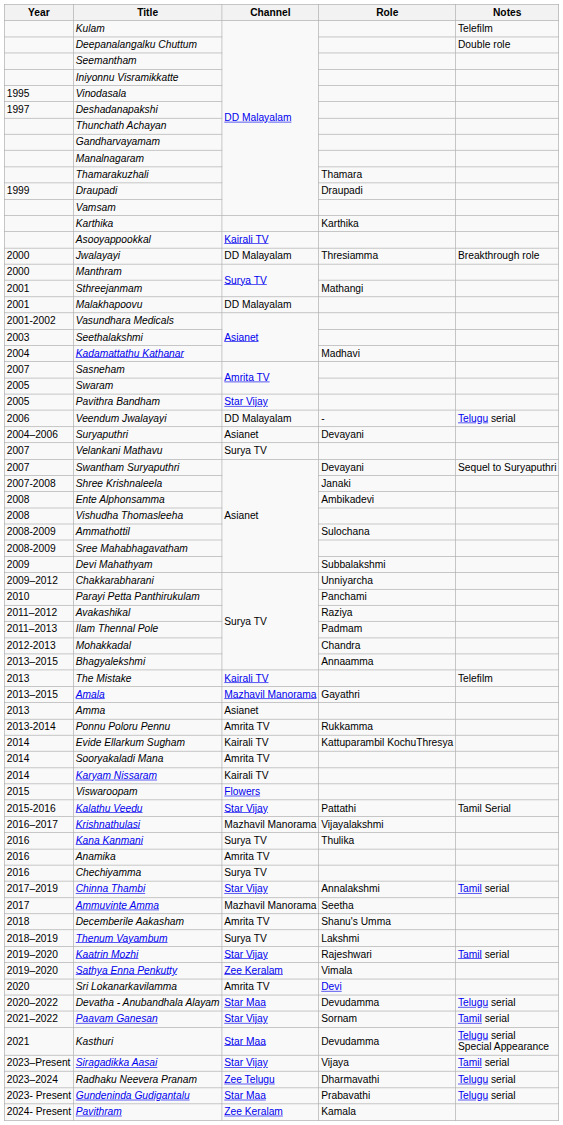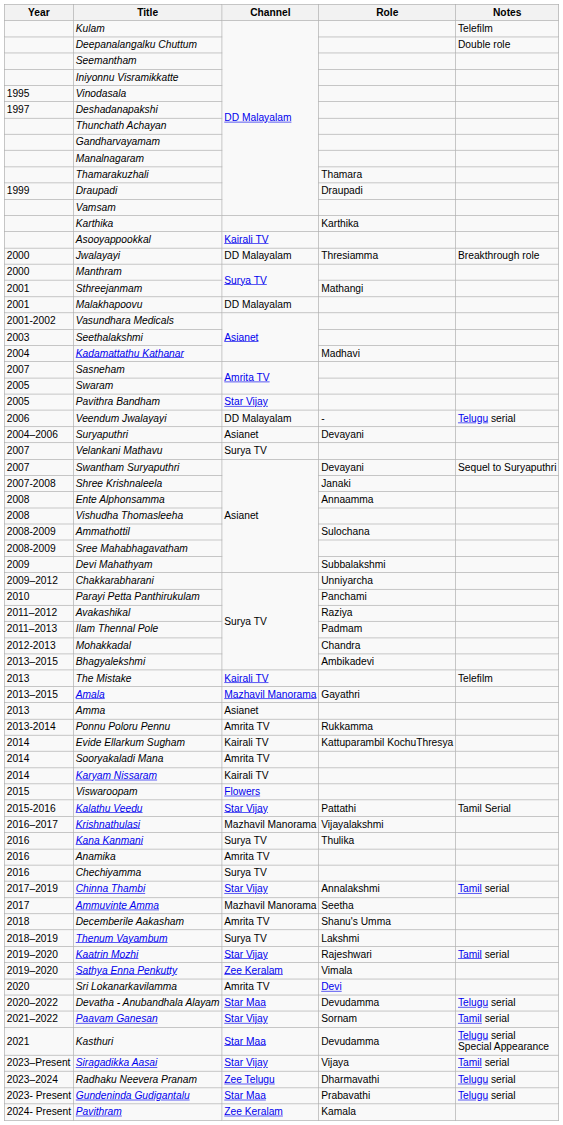(348, 499) Ambikadevi -> (347, 499) Annaamma
(347, 662) Annaamma -> (348, 662) Ambikadevi
